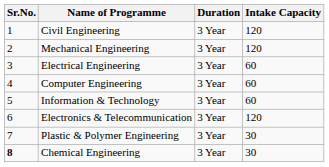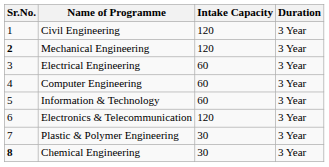columns swapped: (219, 13) <-> (283, 13)
(10, 48) normal -> (10, 48) bold
